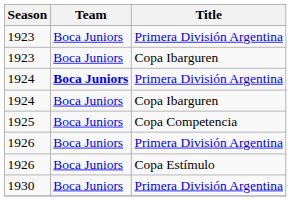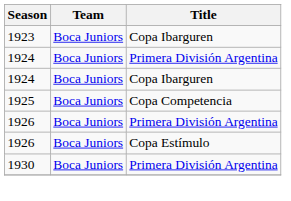- row: (21, 36)
(91, 79) bold -> (88, 57) normal
